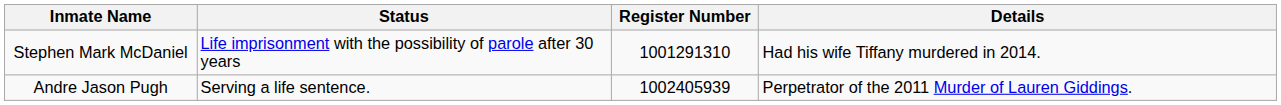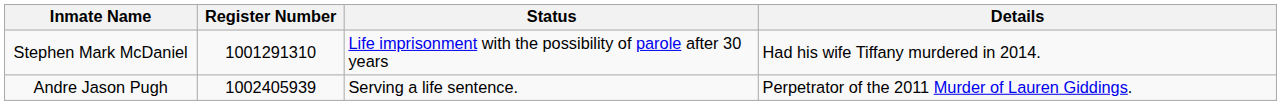columns swapped: (685, 17) <-> (404, 17)
